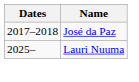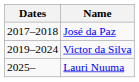+ row: (97, 49)
